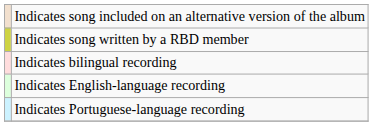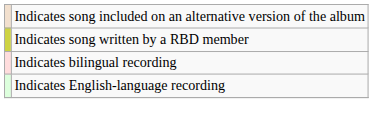- row: (130, 109)
